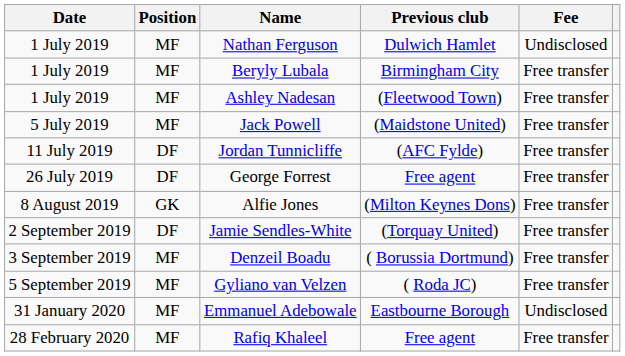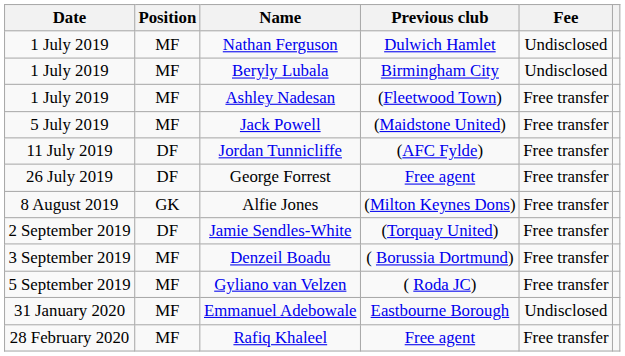(566, 71) Free transfer -> (566, 71) Undisclosed
